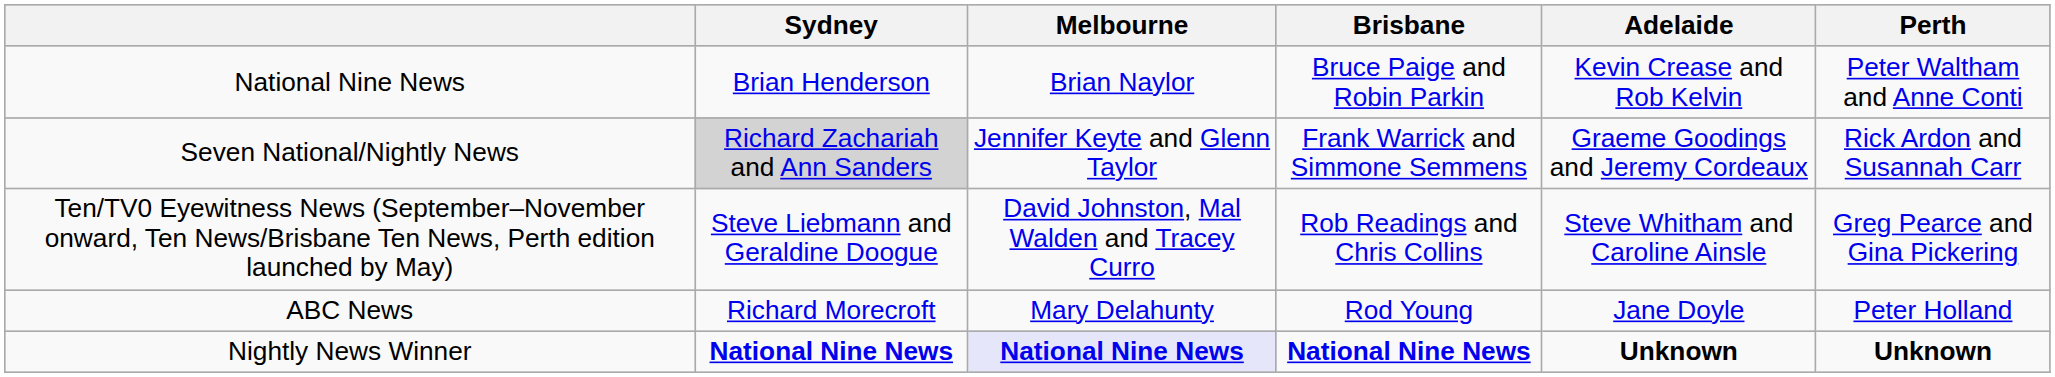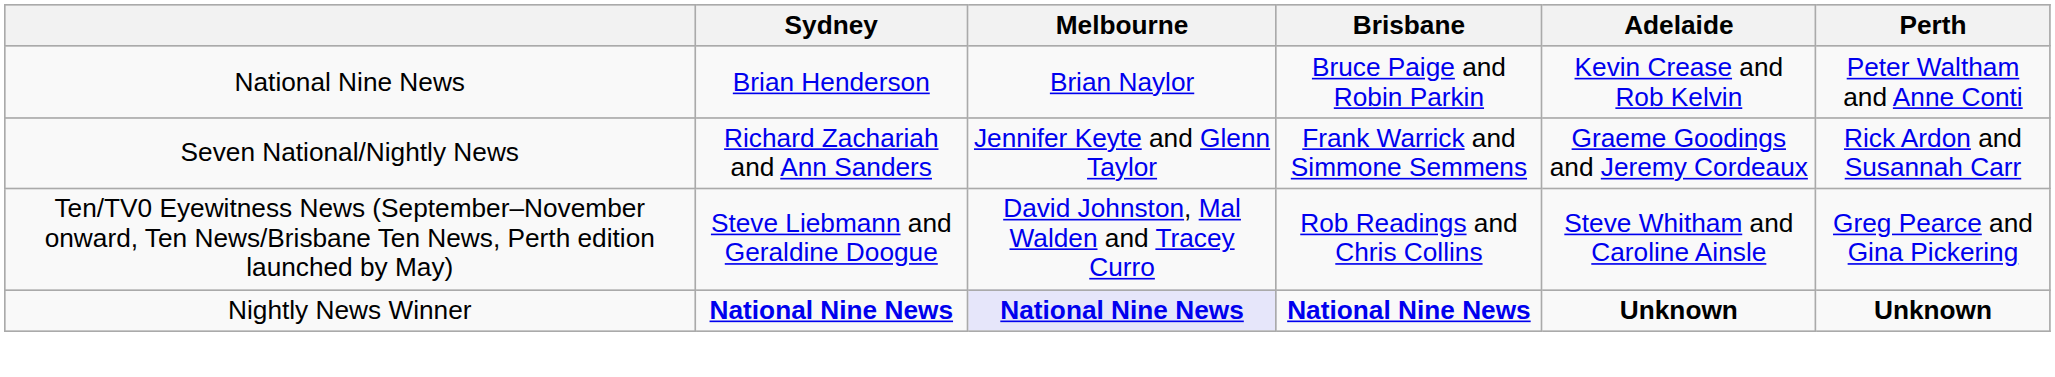(831, 152) lightgrey background -> (831, 152) no background
- row: (350, 309)
